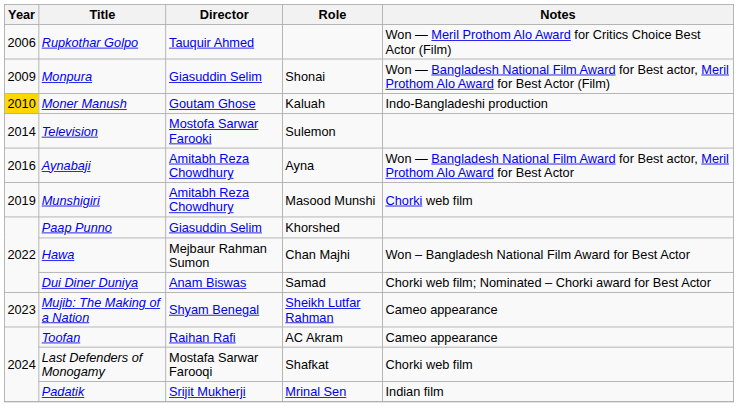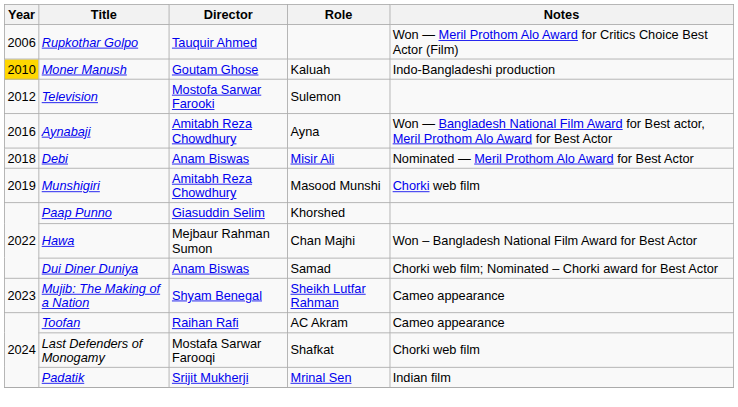- row: (67, 77)
(22, 131) 2014 -> (22, 97) 2012
+ row: (55, 159)
